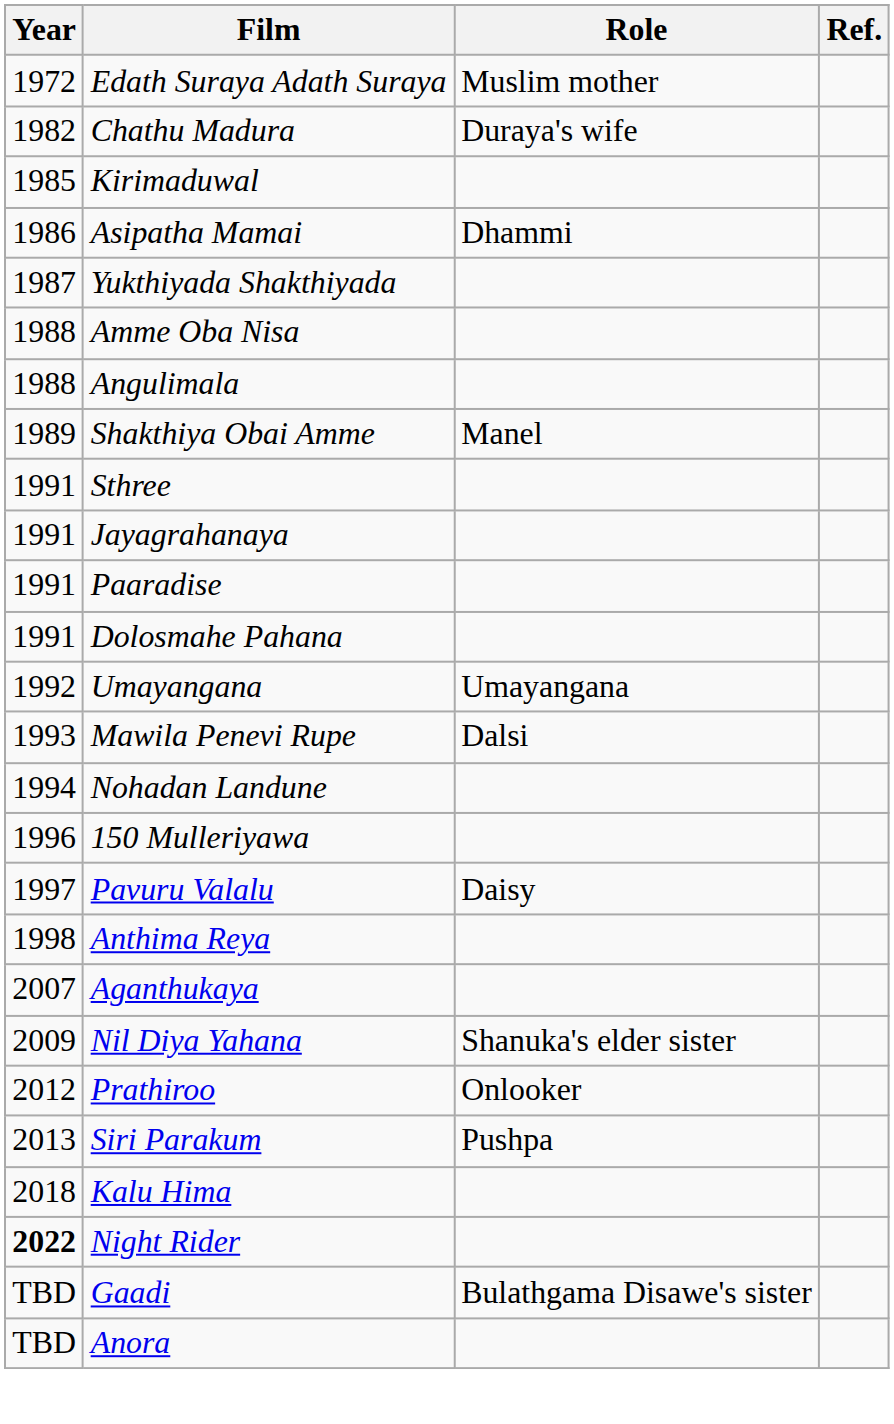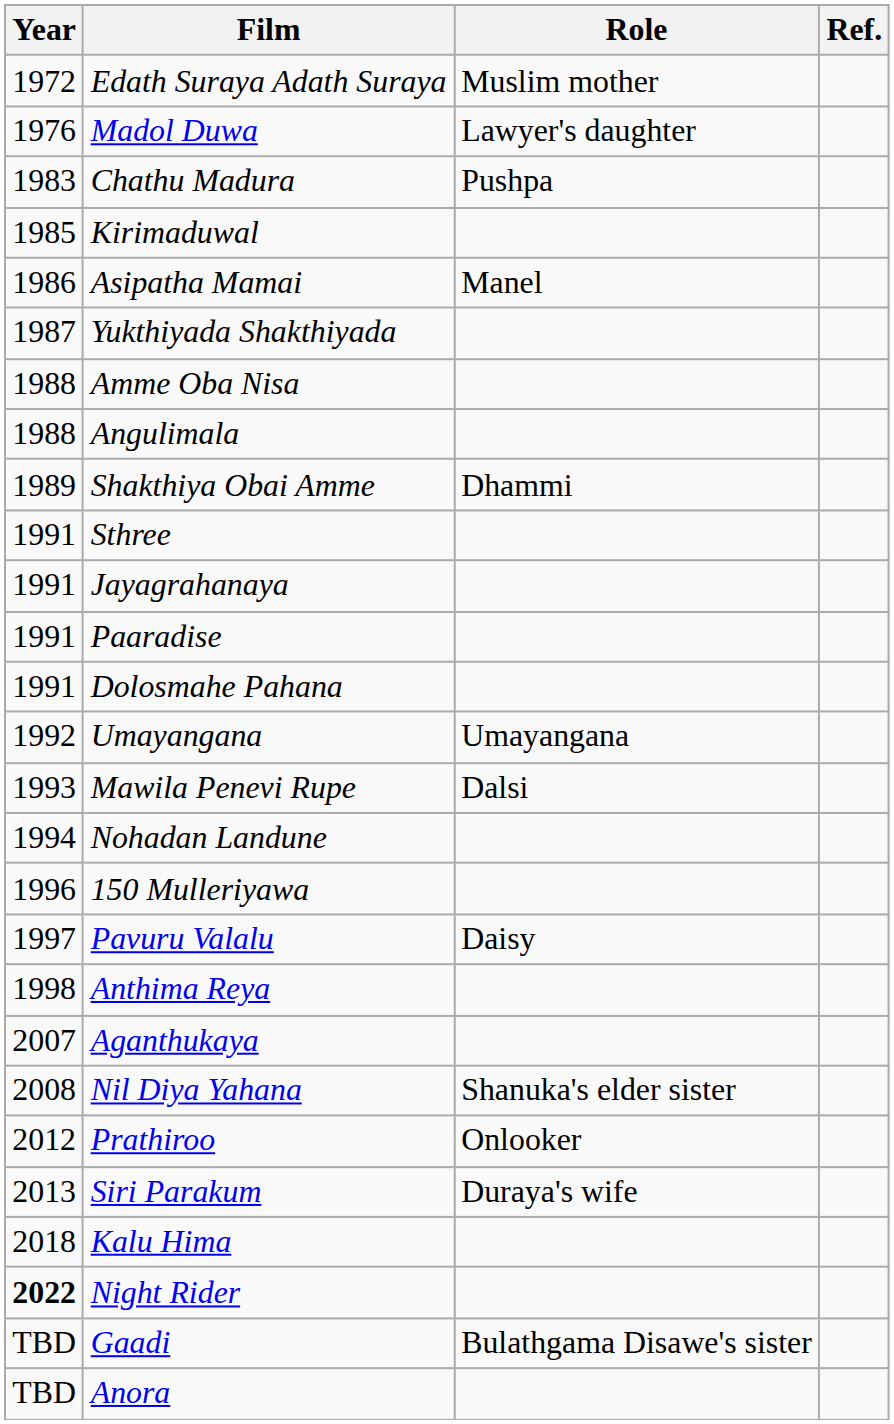+ row: (174, 130)
(44, 130) 1982 -> (44, 181) 1983
(549, 130) Duraya's wife -> (507, 181) Pushpa
(517, 231) Dhammi -> (502, 282) Manel
(502, 433) Manel -> (517, 484) Dhammi
(44, 1039) 2009 -> (44, 1090) 2008
(507, 1140) Pushpa -> (549, 1191) Duraya's wife
